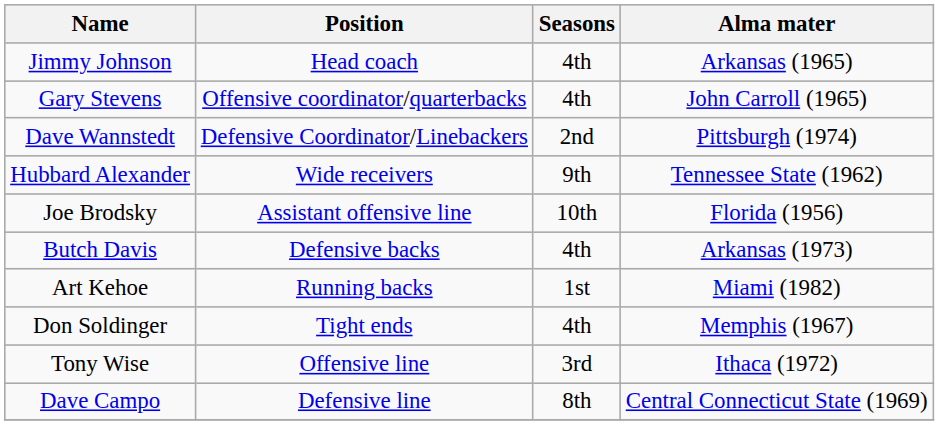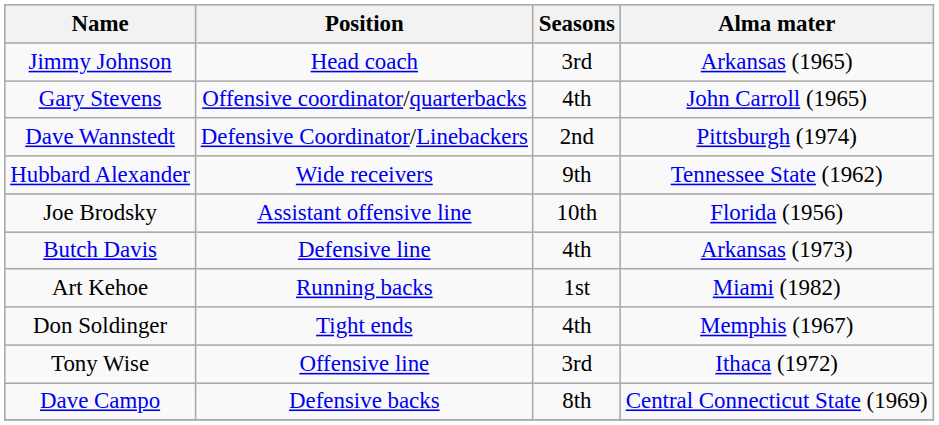(577, 61) 4th -> (577, 61) 3rd
(364, 250) Defensive backs -> (364, 250) Defensive line
(364, 401) Defensive line -> (364, 401) Defensive backs
